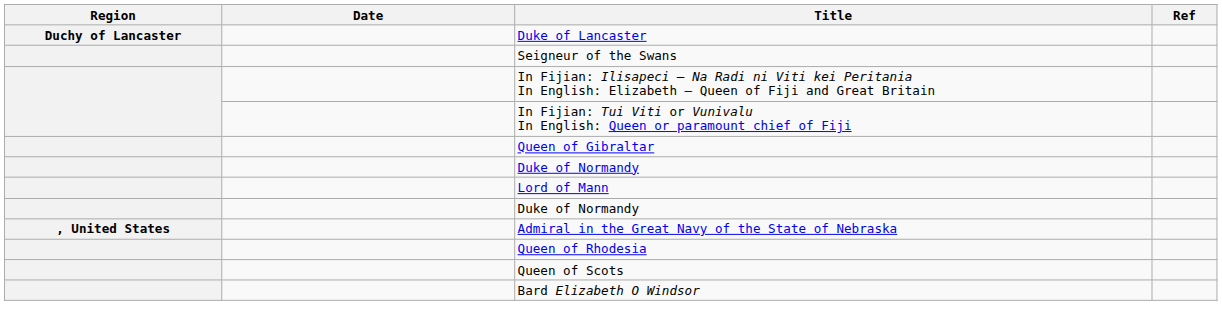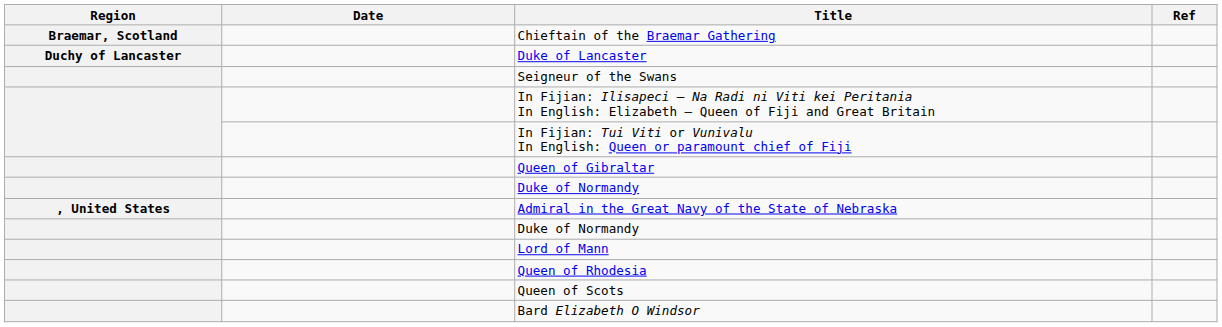+ row: (113, 35)
rows swapped: (113, 188) <-> (113, 229)
